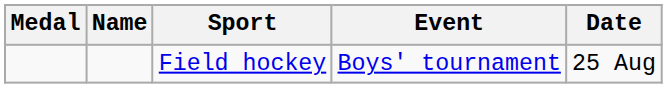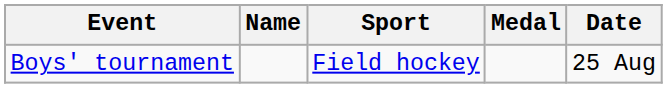columns swapped: (46, 24) <-> (449, 24)
